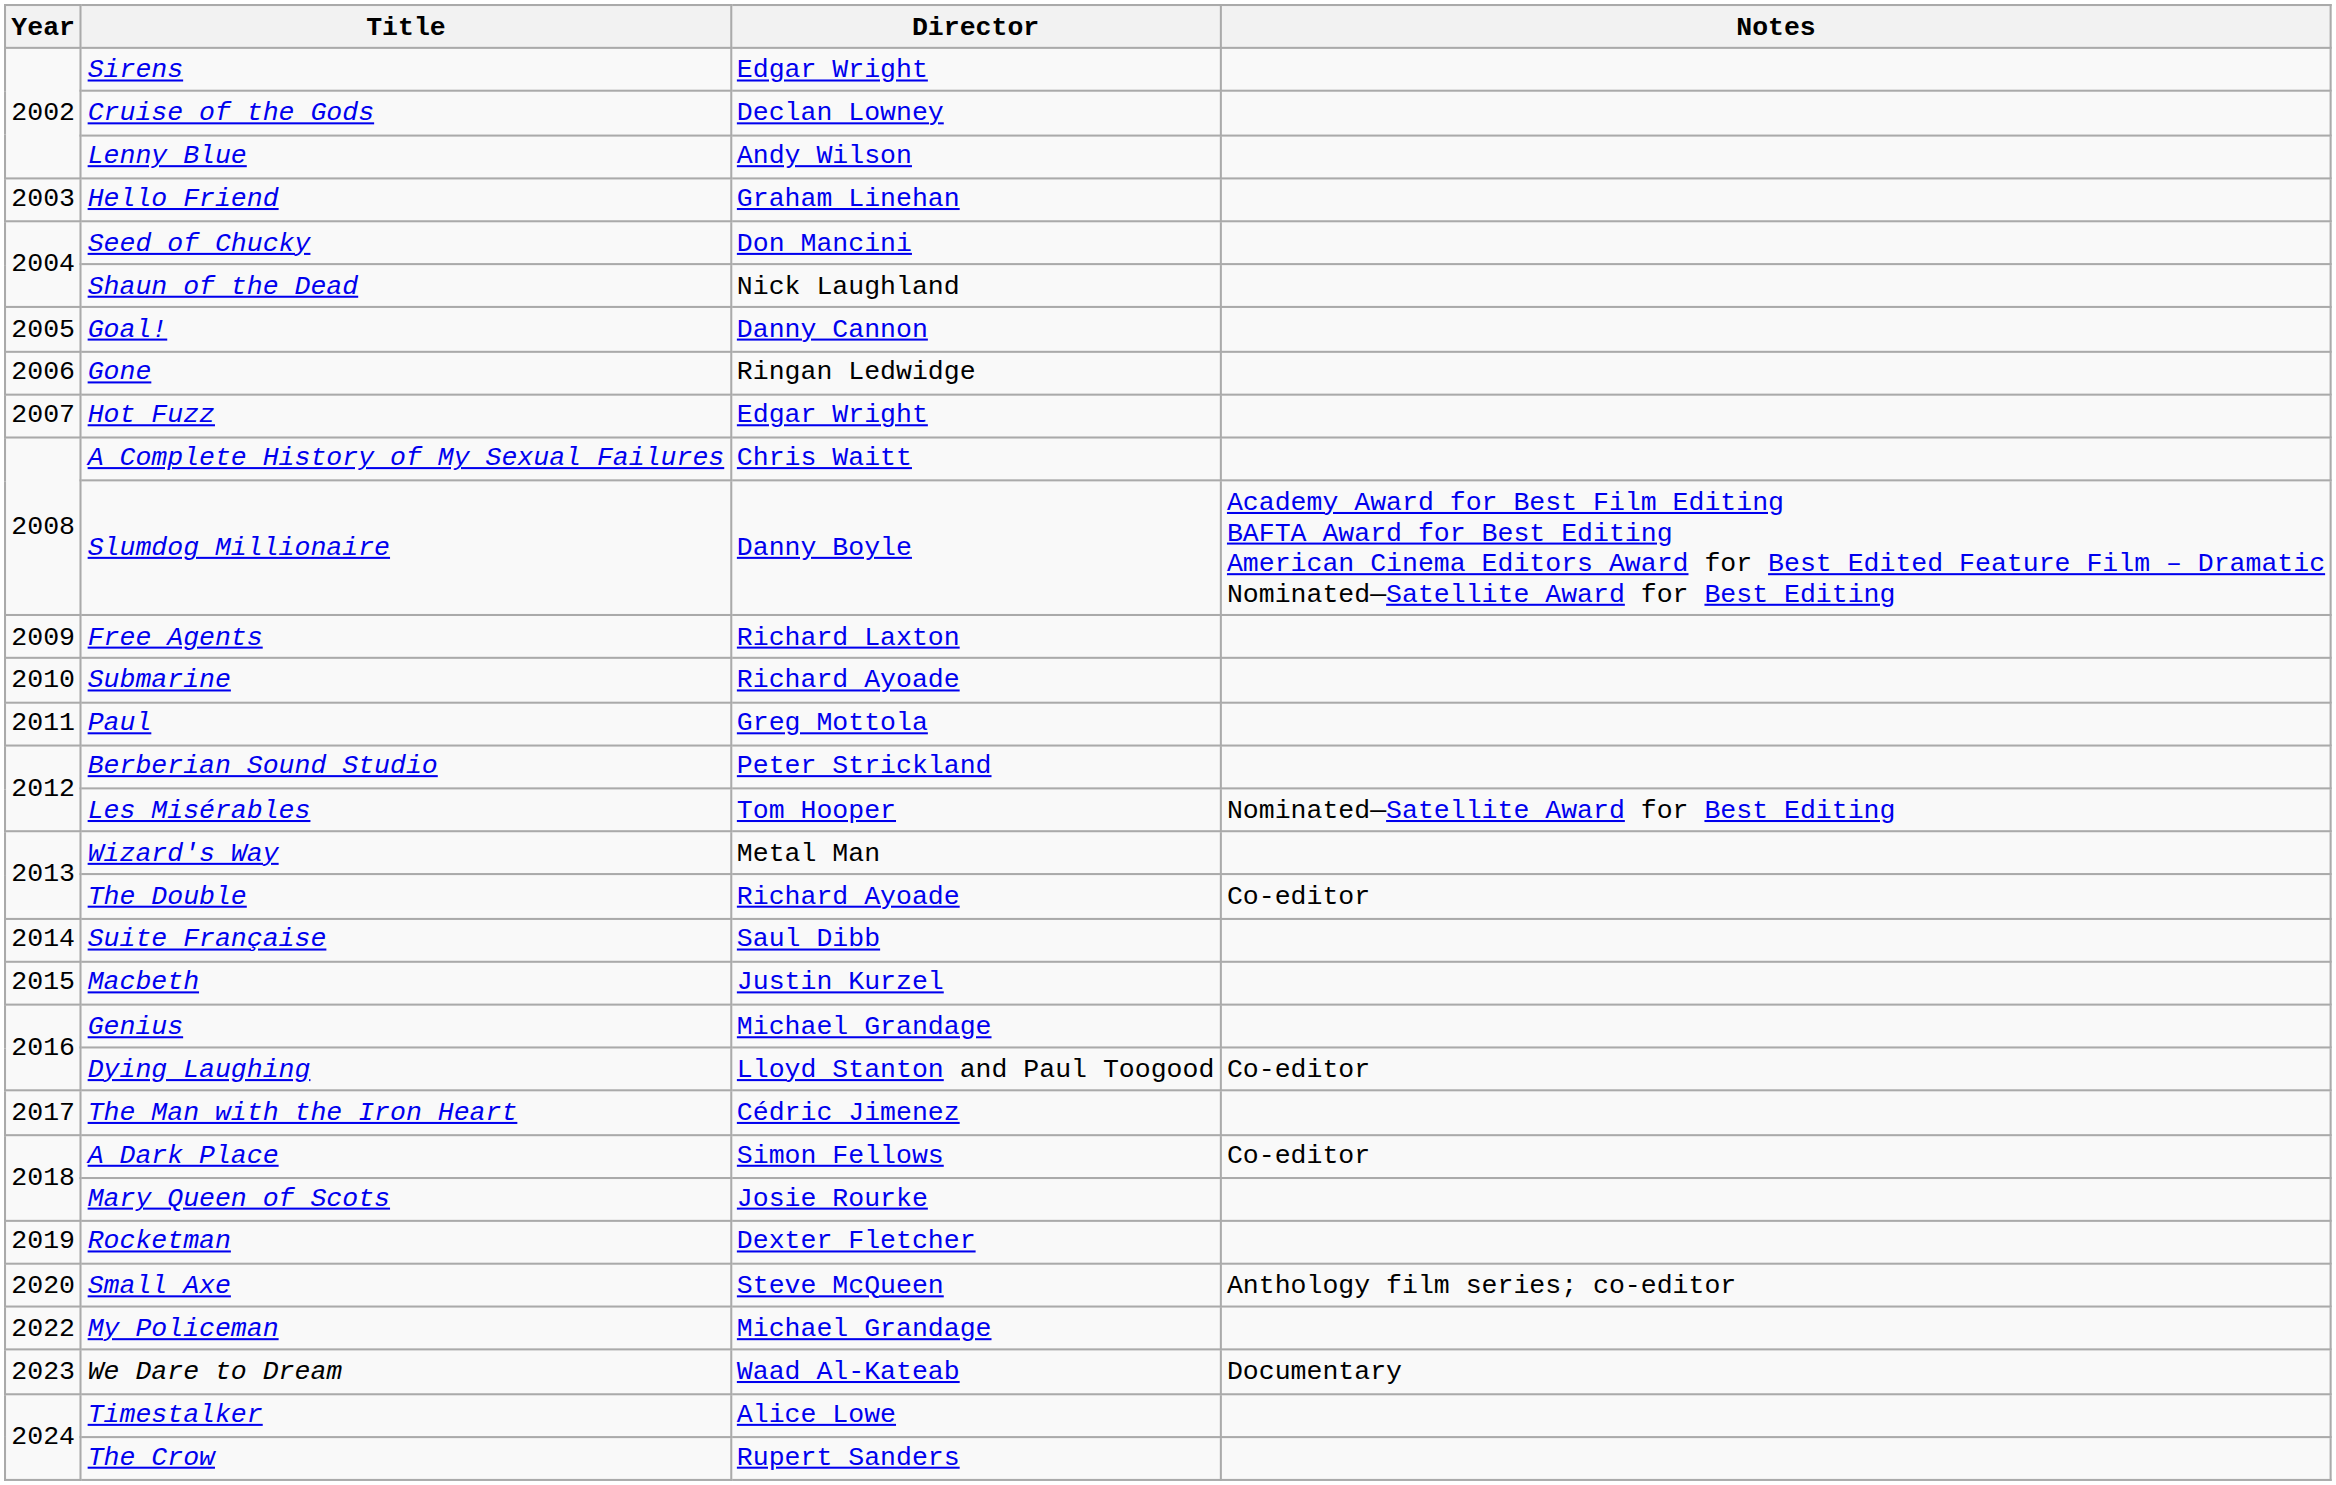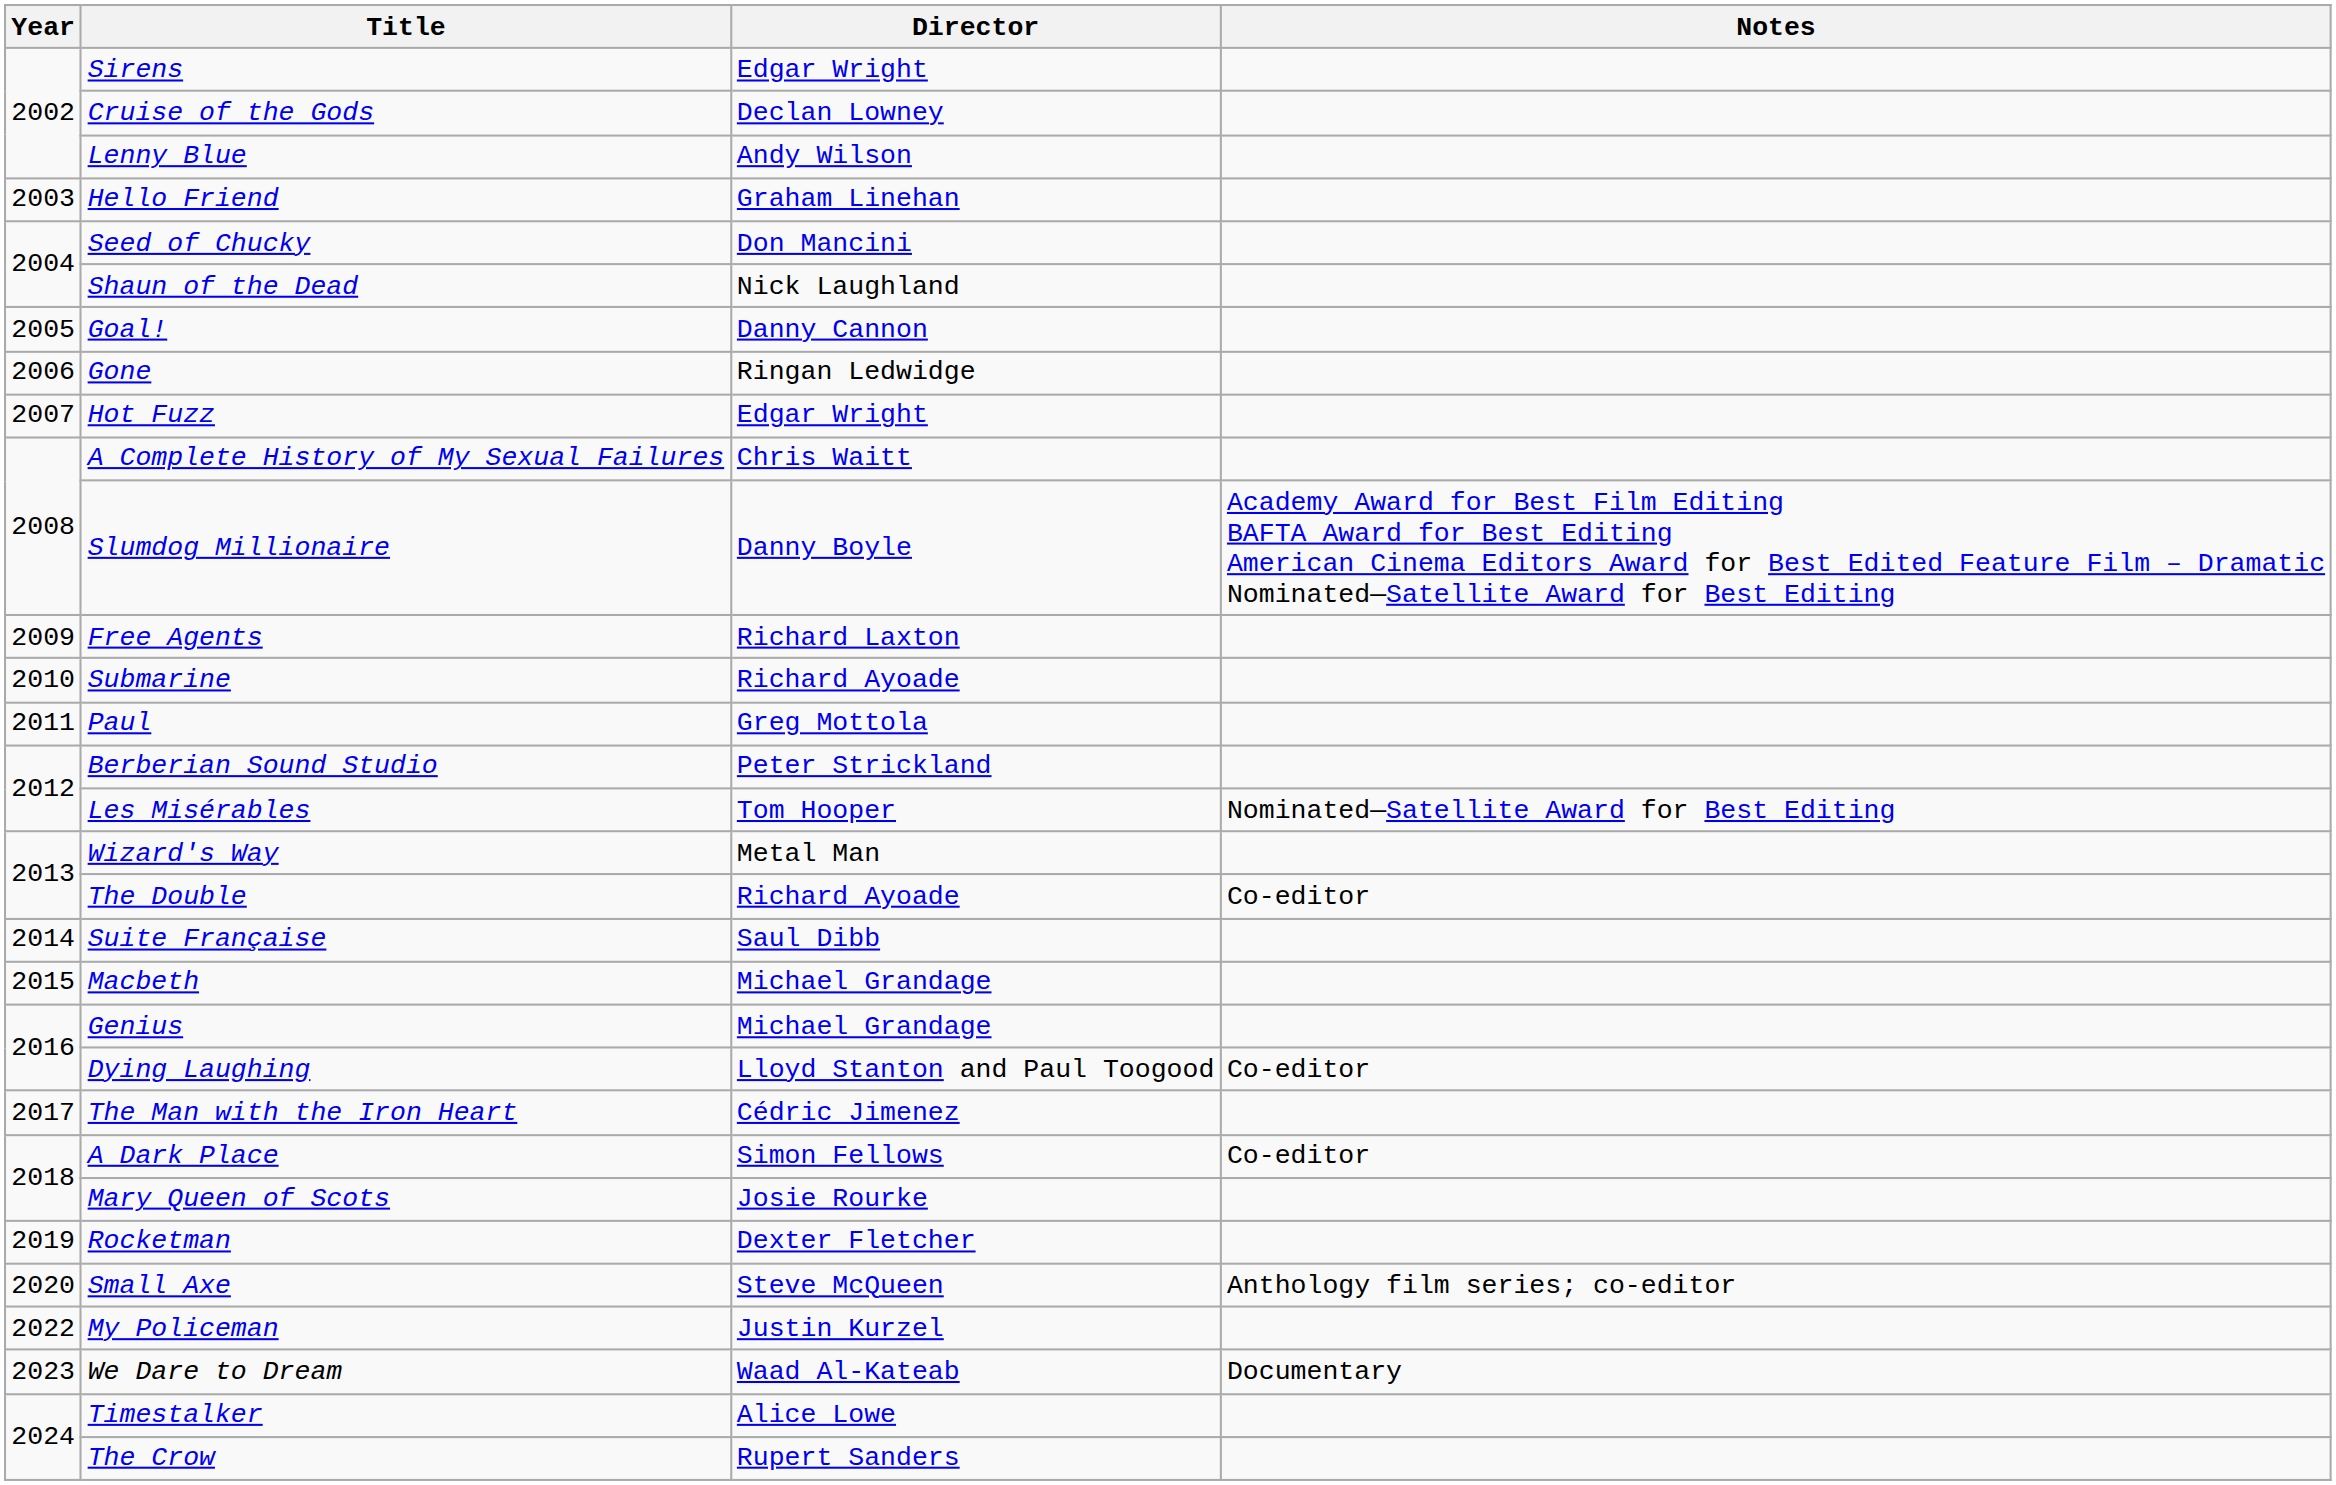(840, 983) Justin Kurzel -> (864, 983) Michael Grandage
(864, 1329) Michael Grandage -> (840, 1329) Justin Kurzel
